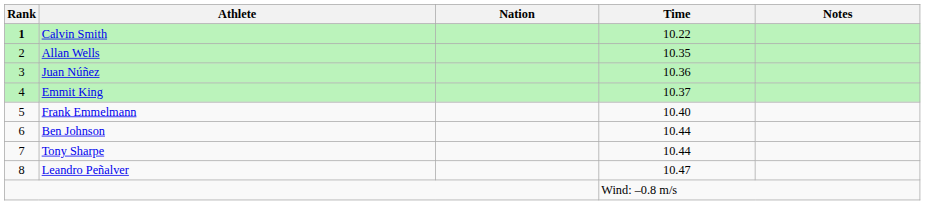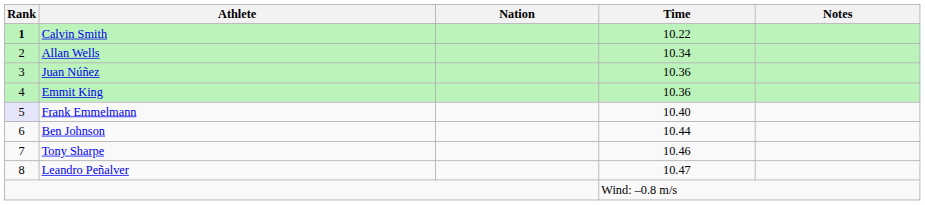(677, 53) 10.35 -> (677, 53) 10.34
(677, 92) 10.37 -> (677, 92) 10.36
(22, 111) no background -> (22, 111) lavender background
(677, 151) 10.44 -> (677, 151) 10.46
